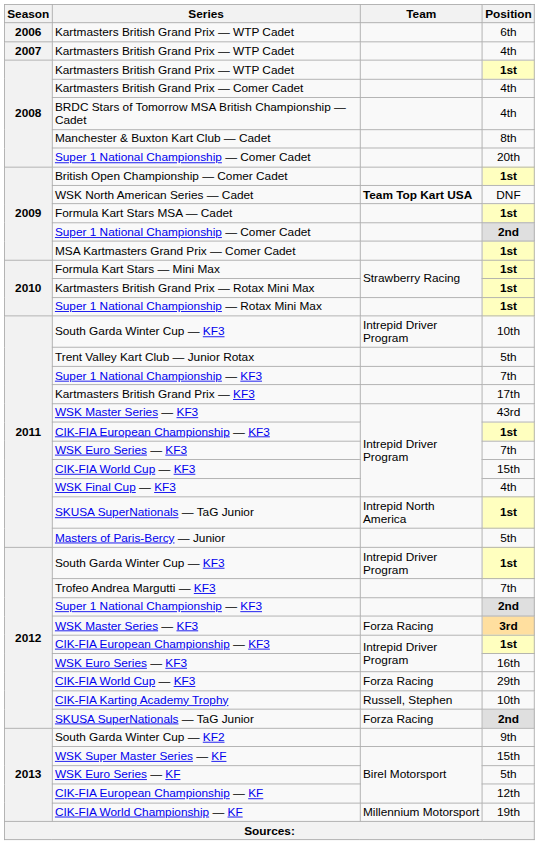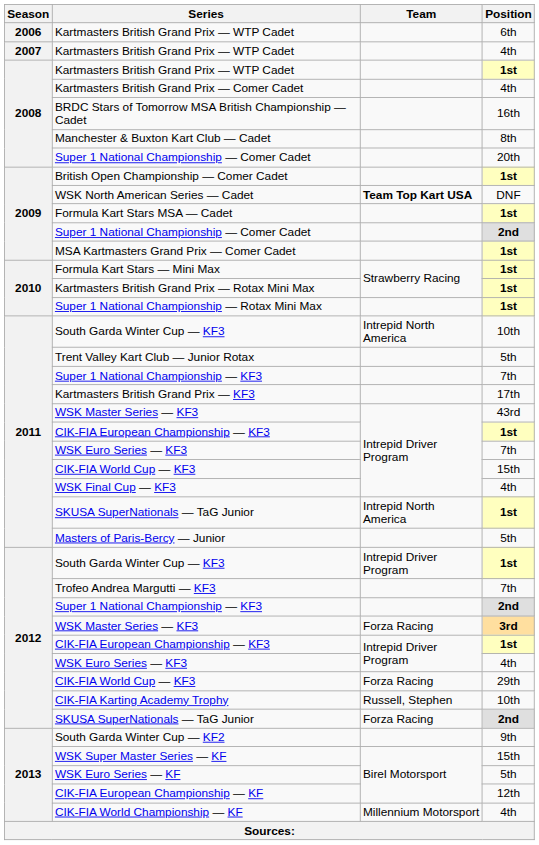(508, 113) 4th -> (508, 113) 16th
(400, 331) Intrepid Driver Program -> (399, 331) Intrepid North America
(508, 662) 16th -> (508, 662) 4th
(508, 812) 19th -> (508, 812) 4th
